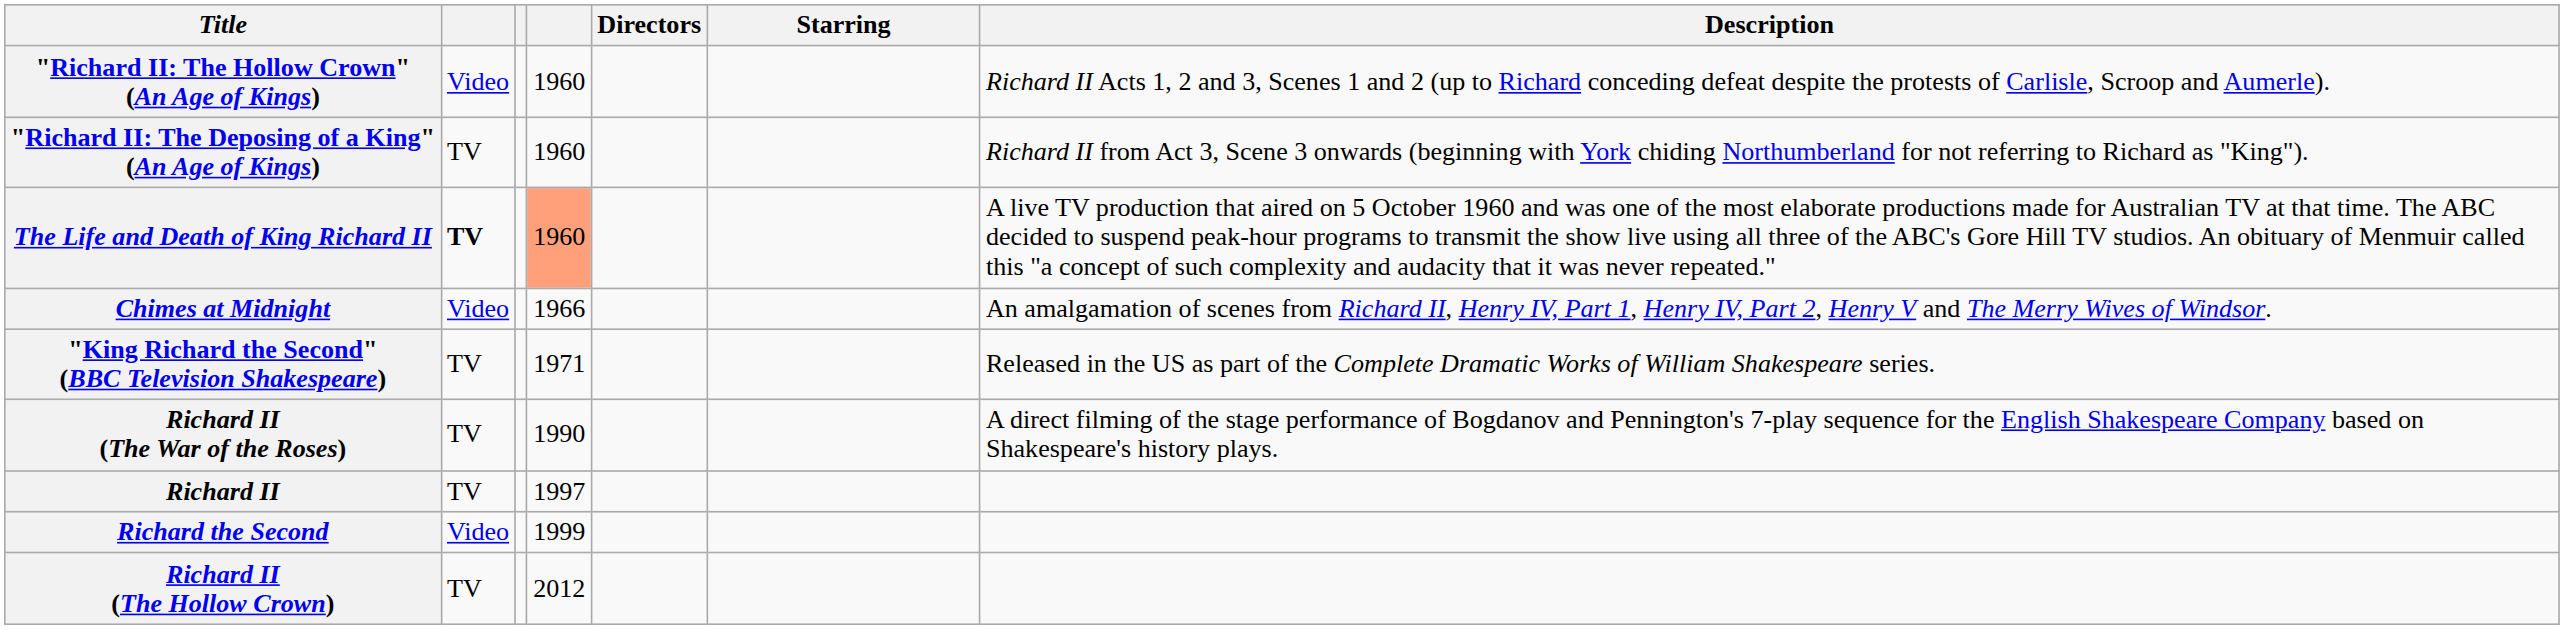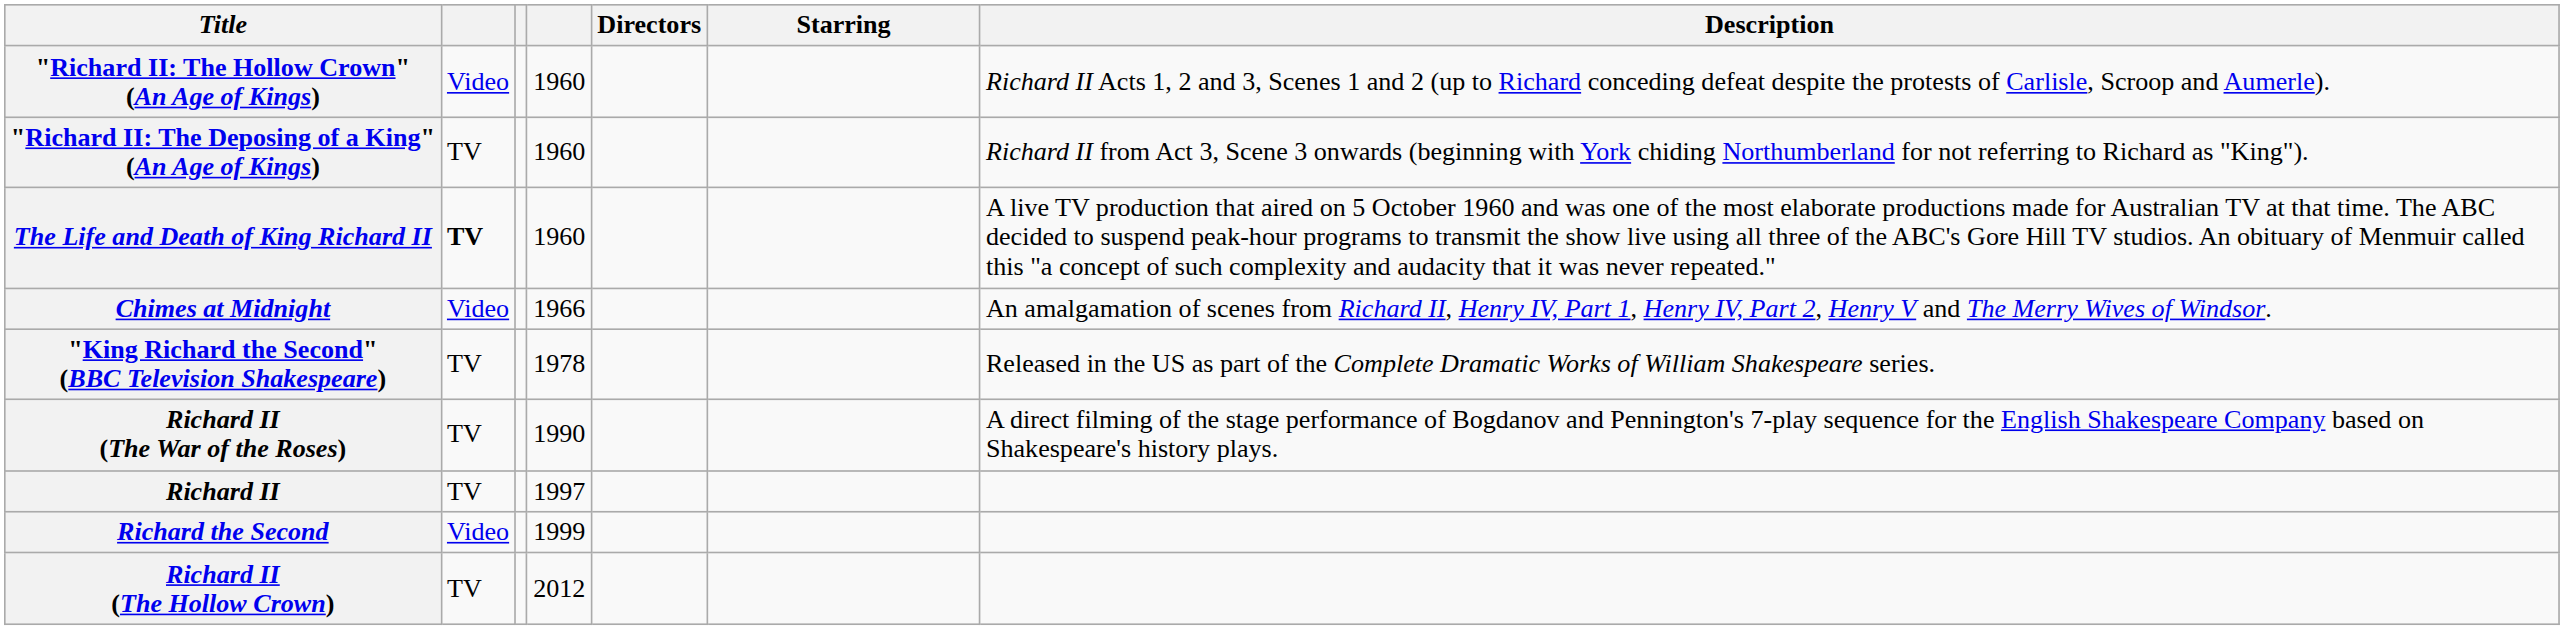(559, 237) lightsalmon background -> (559, 237) no background
(559, 364) 1971 -> (559, 364) 1978
